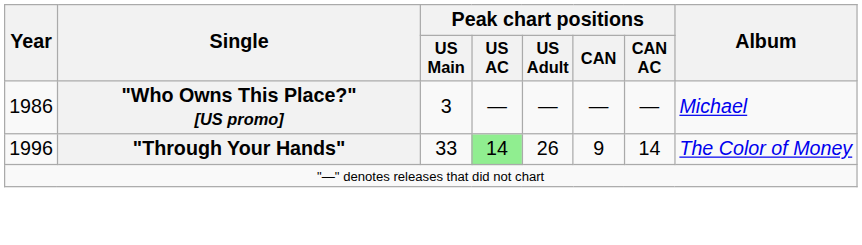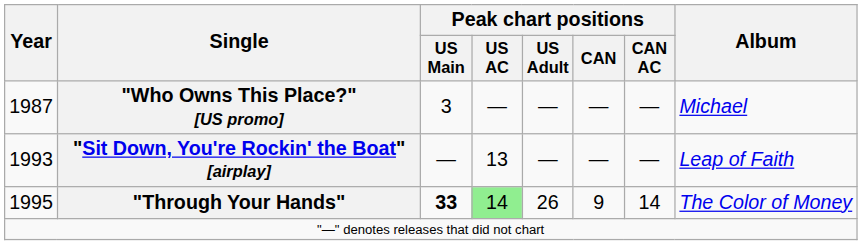(31, 107) 1986 -> (31, 107) 1987
+ row: (239, 160)
(31, 149) 1996 -> (31, 202) 1995
(446, 149) normal -> (446, 202) bold
